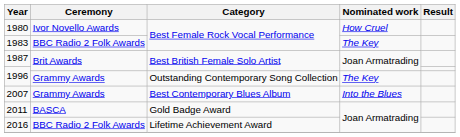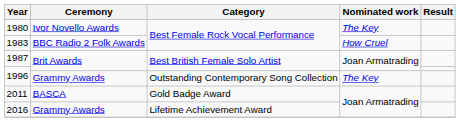(365, 27) How Cruel -> (360, 27) The Key
(360, 43) The Key -> (365, 43) How Cruel
- row: (17, 94)
(89, 125) BBC Radio 2 Folk Awards -> (69, 109) Grammy Awards
